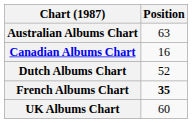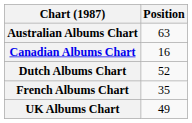(164, 90) bold -> (164, 90) normal
(164, 109) 60 -> (164, 109) 49
